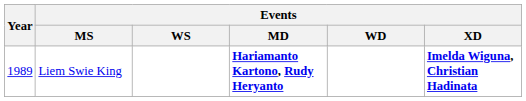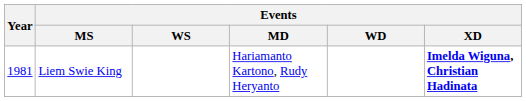(20, 71) 1989 -> (20, 71) 1981
(273, 71) bold -> (270, 71) normal
